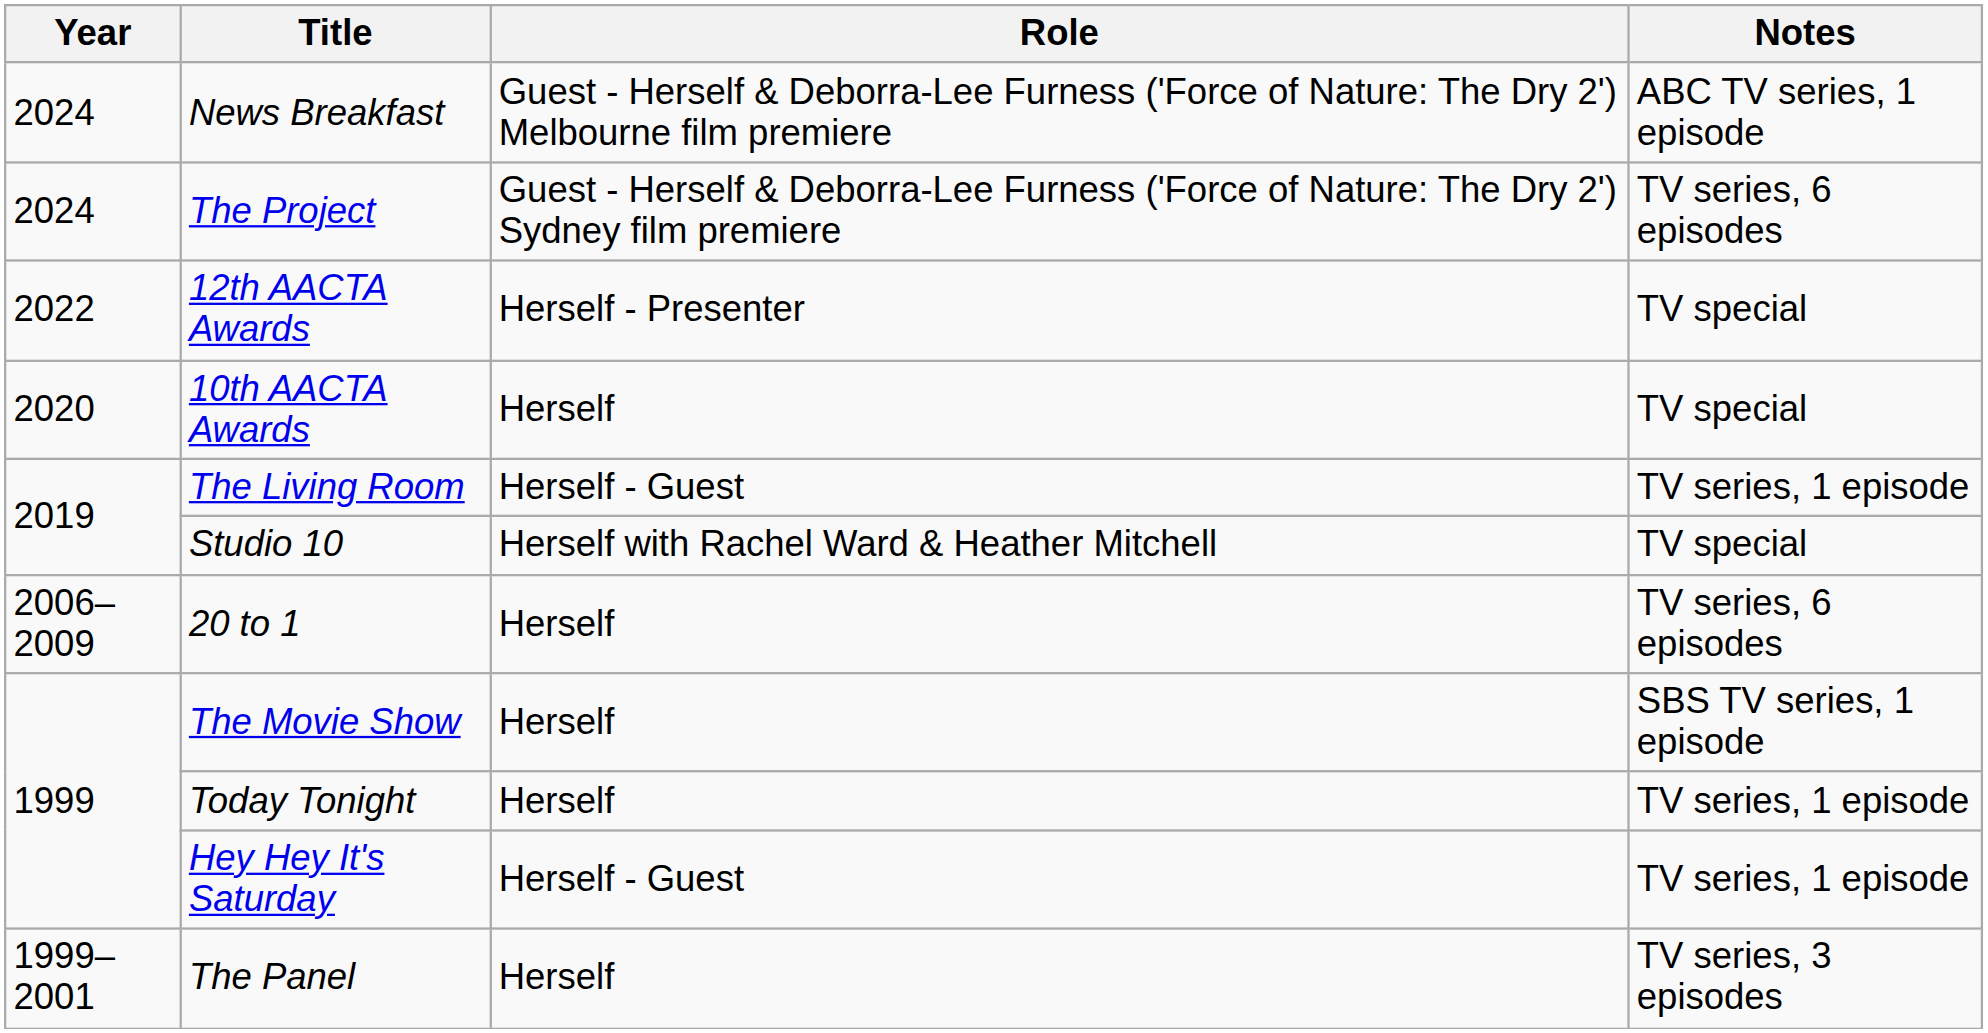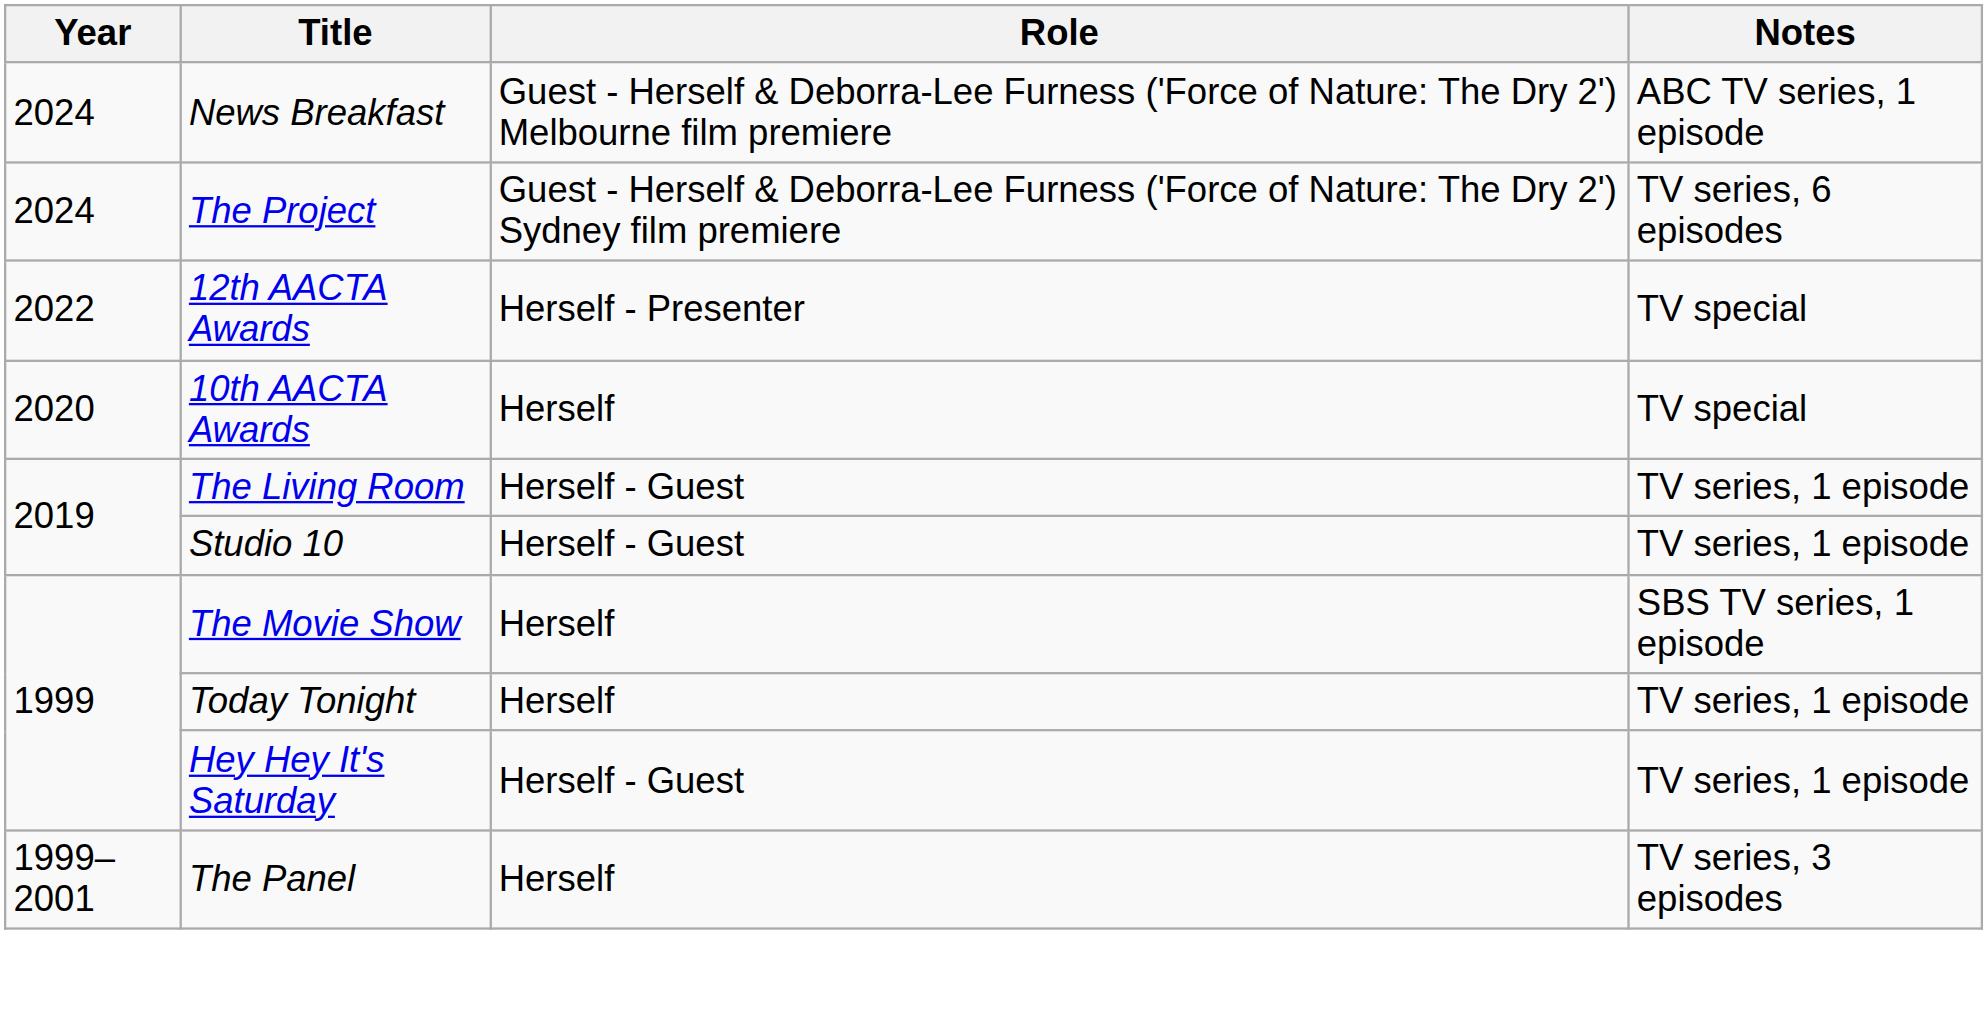(858, 544) Herself with Rachel Ward & Heather Mitchell -> (621, 544) Herself - Guest
(1722, 544) TV special -> (1803, 544) TV series, 1 episode
- row: (245, 623)
